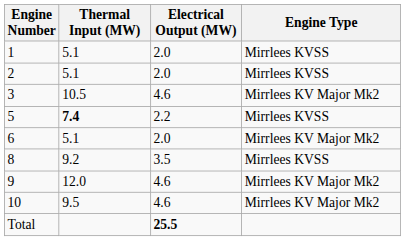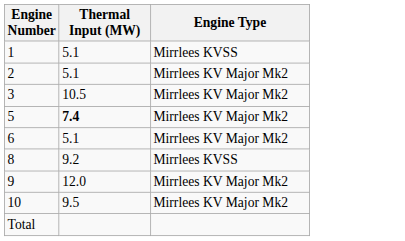- column: (196, 22)
(287, 73) Mirrlees KVSS -> (221, 73) Mirrlees KV Major Mk2
(287, 116) Mirrlees KVSS -> (221, 116) Mirrlees KV Major Mk2
